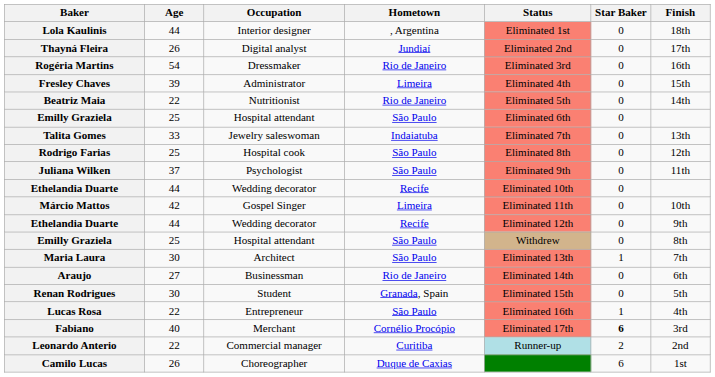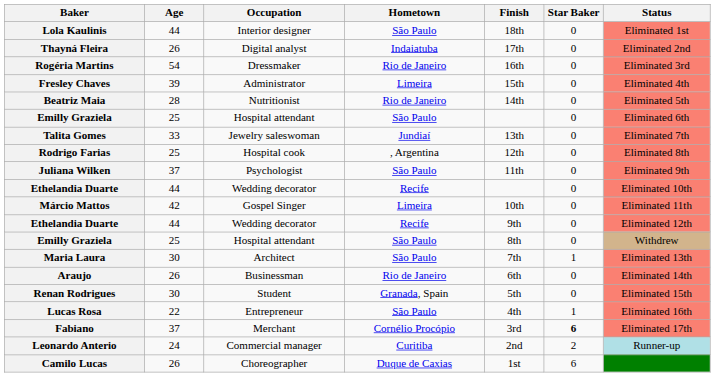columns swapped: (538, 13) <-> (680, 13)
(414, 30) , Argentina -> (414, 30) São Paulo
(414, 48) Jundiaí -> (414, 48) Indaiatuba
(174, 100) 22 -> (174, 100) 28
(414, 135) Indaiatuba -> (414, 135) Jundiaí
(414, 153) São Paulo -> (414, 153) , Argentina
(174, 275) 27 -> (174, 275) 26
(174, 328) 40 -> (174, 328) 37
(174, 345) 22 -> (174, 345) 24
